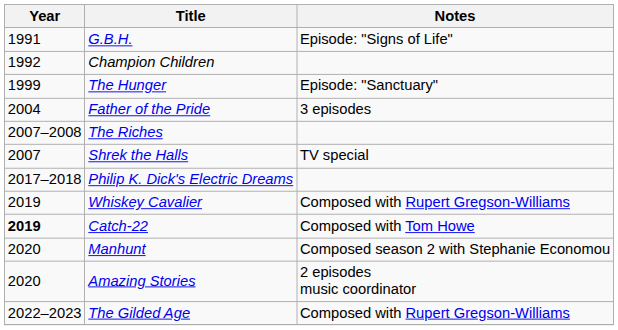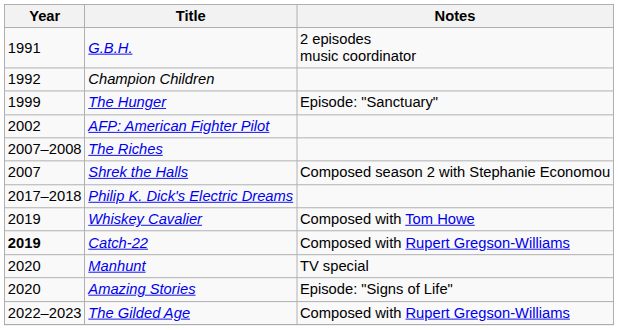(376, 39) Episode: "Signs of Life" -> (358, 47) 2 episodes music coordinator
+ row: (179, 126)
- row: (149, 109)
(334, 156) TV special -> (455, 172) Composed season 2 with Stephanie Economou
(435, 202) Composed with Rupert Gregson-Williams -> (387, 219) Composed with Tom Howe
(387, 226) Composed with Tom Howe -> (435, 242) Composed with Rupert Gregson-Williams
(455, 249) Composed season 2 with Stephanie Economou -> (334, 266) TV special
(358, 281) 2 episodes music coordinator -> (376, 289) Episode: "Signs of Life"
